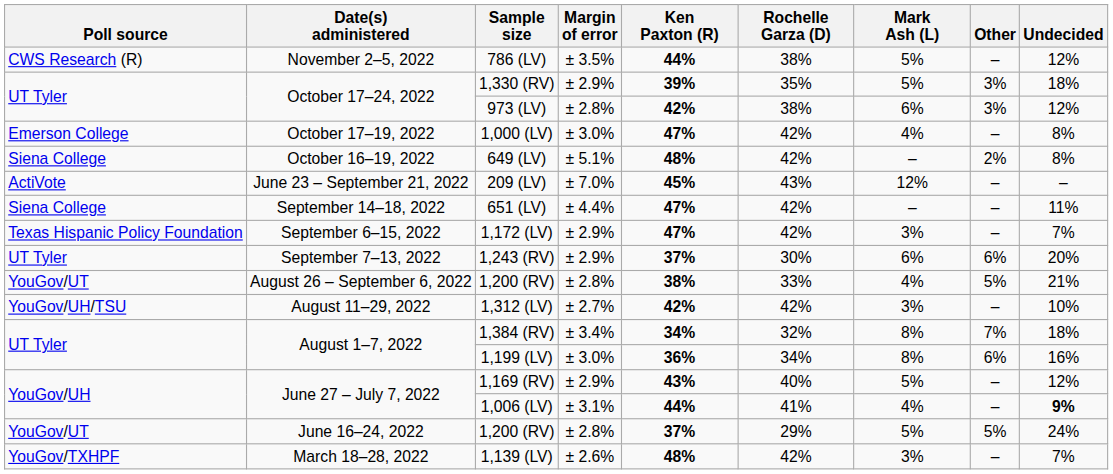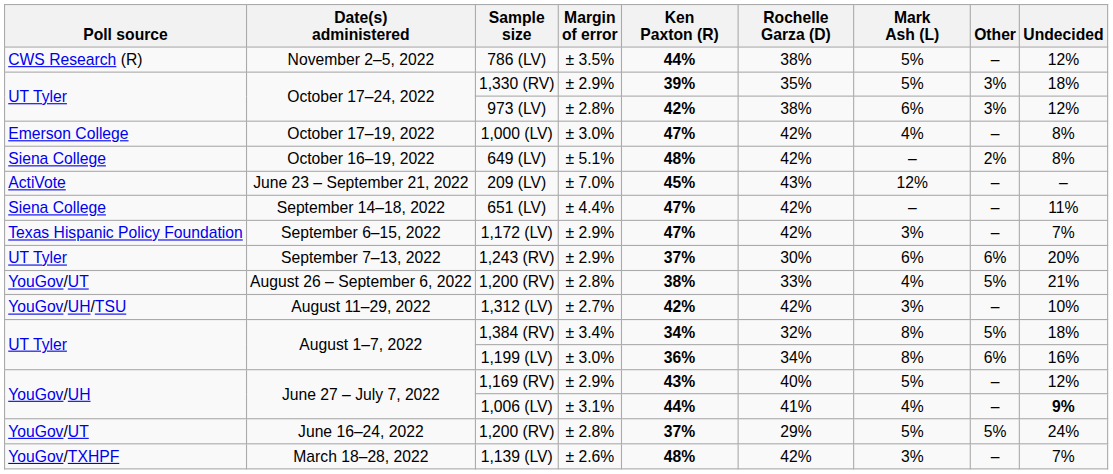(995, 332) 7% -> (995, 332) 5%
